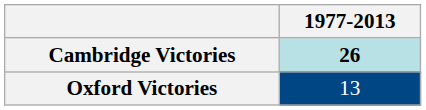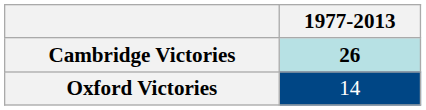(350, 88) 13 -> (350, 88) 14
